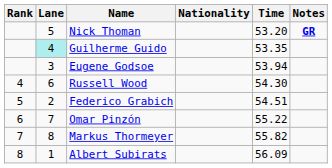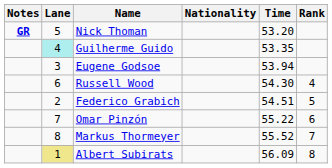columns swapped: (20, 13) <-> (309, 13)
(271, 136) 55.82 -> (278, 136) 55.52
(51, 154) no background -> (58, 154) khaki background
